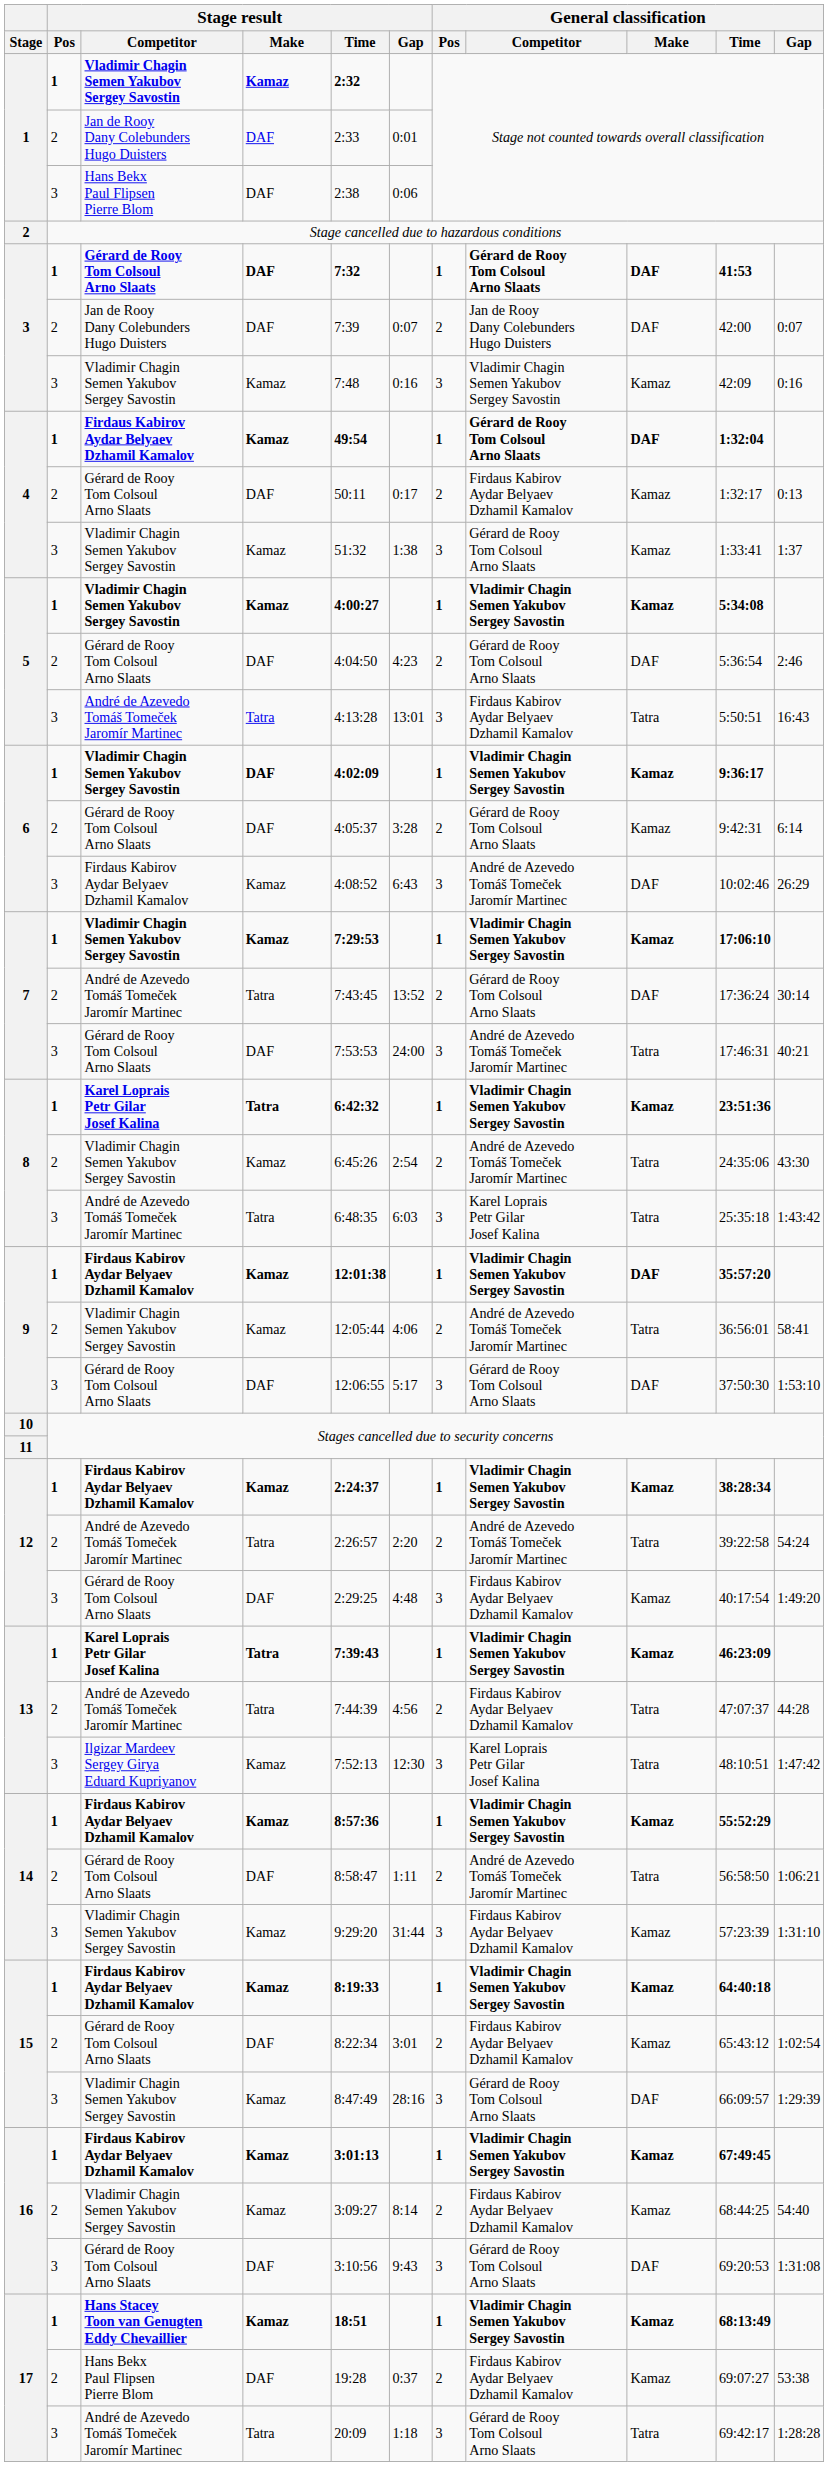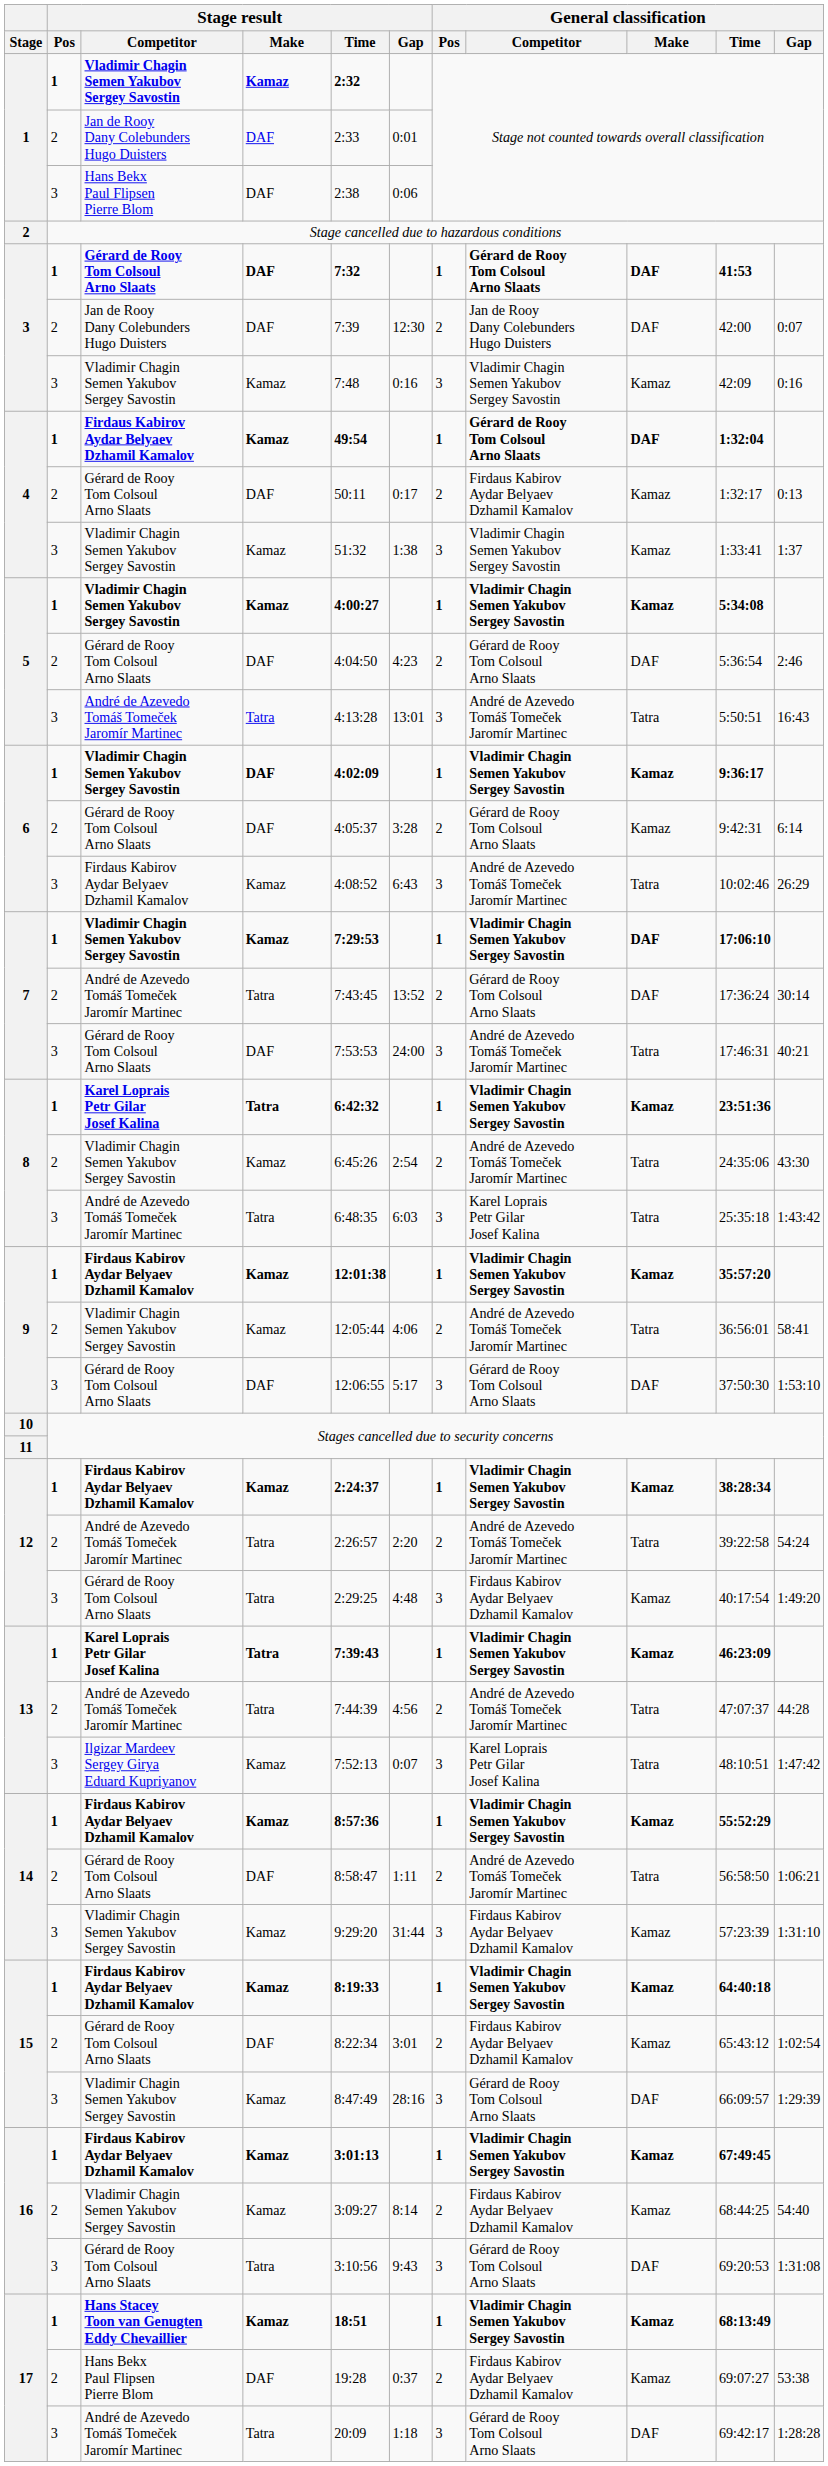(405, 326) 0:07 -> (409, 326) 12:30
(514, 549) Gérard de Rooy Tom Colsoul Arno Slaats -> (517, 549) Vladimir Chagin Semen Yakubov Sergey Savostin
(521, 716) Firdaus Kabirov Aydar Belyaev Dzhamil Kamalov -> (522, 716) André de Azevedo Tomáš Tomeček Jaromír Martinec
(645, 883) DAF -> (645, 883) Tatra
(652, 939) Kamaz -> (645, 939) DAF
(645, 1273) DAF -> (652, 1273) Kamaz
(260, 1597) DAF -> (260, 1597) Tatra
(521, 1709) Firdaus Kabirov Aydar Belyaev Dzhamil Kamalov -> (522, 1709) André de Azevedo Tomáš Tomeček Jaromír Martinec
(409, 1764) 12:30 -> (405, 1764) 0:07
(260, 2265) DAF -> (260, 2265) Tatra
(645, 2433) Tatra -> (645, 2433) DAF
